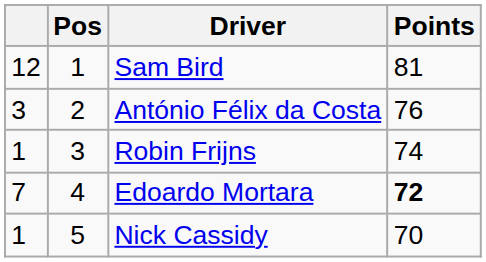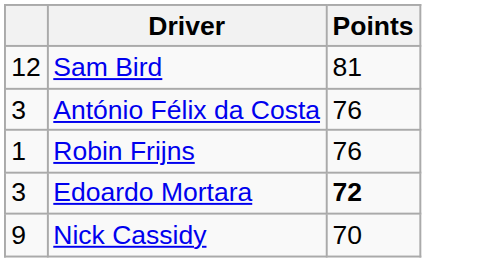- column: (78, 25)
(409, 151) 74 -> (347, 151) 76
(19, 193) 7 -> (19, 193) 3
(19, 234) 1 -> (19, 234) 9
